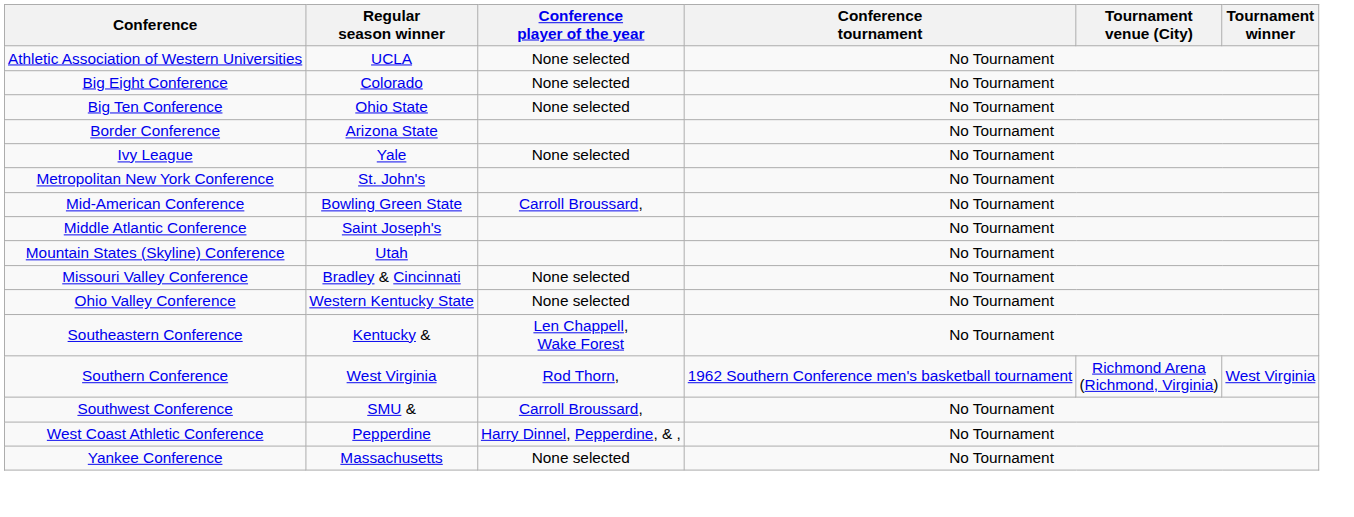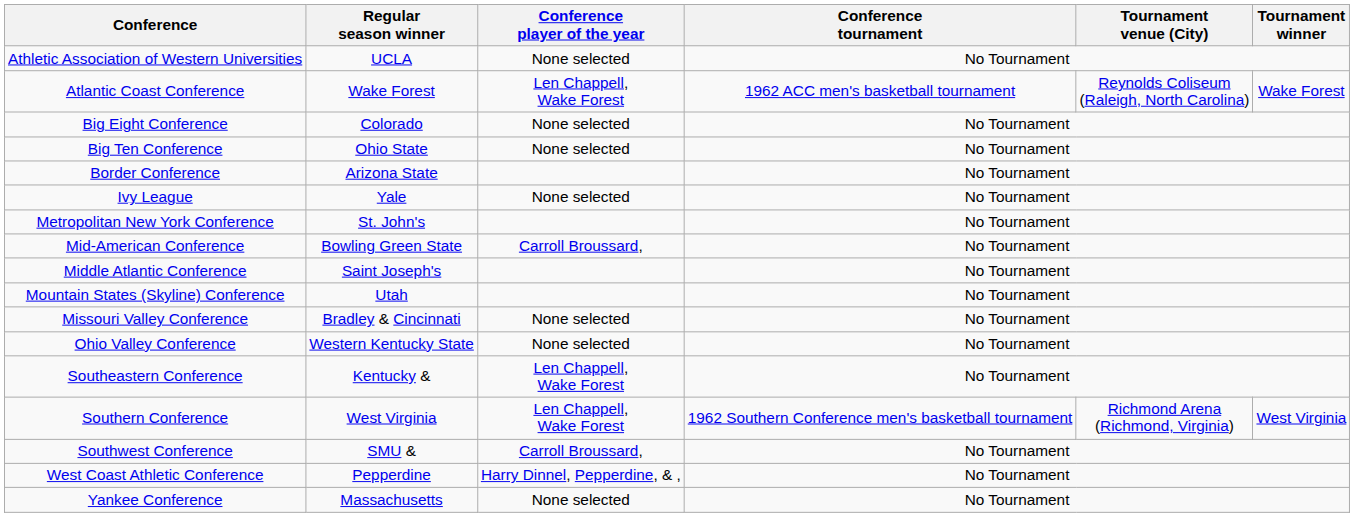+ row: (155, 91)
(581, 376) Rod Thorn, -> (581, 418) Len Chappell, Wake Forest
